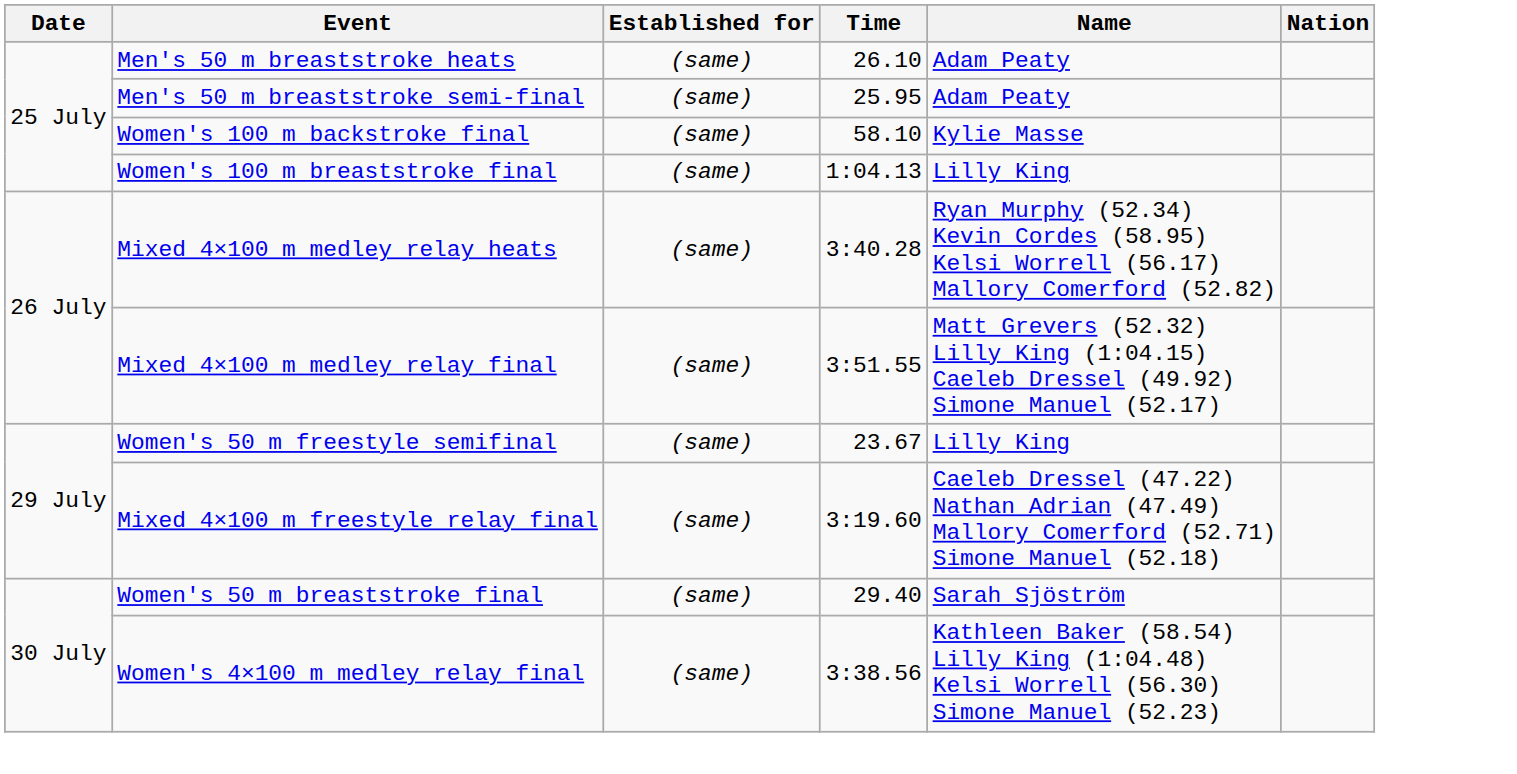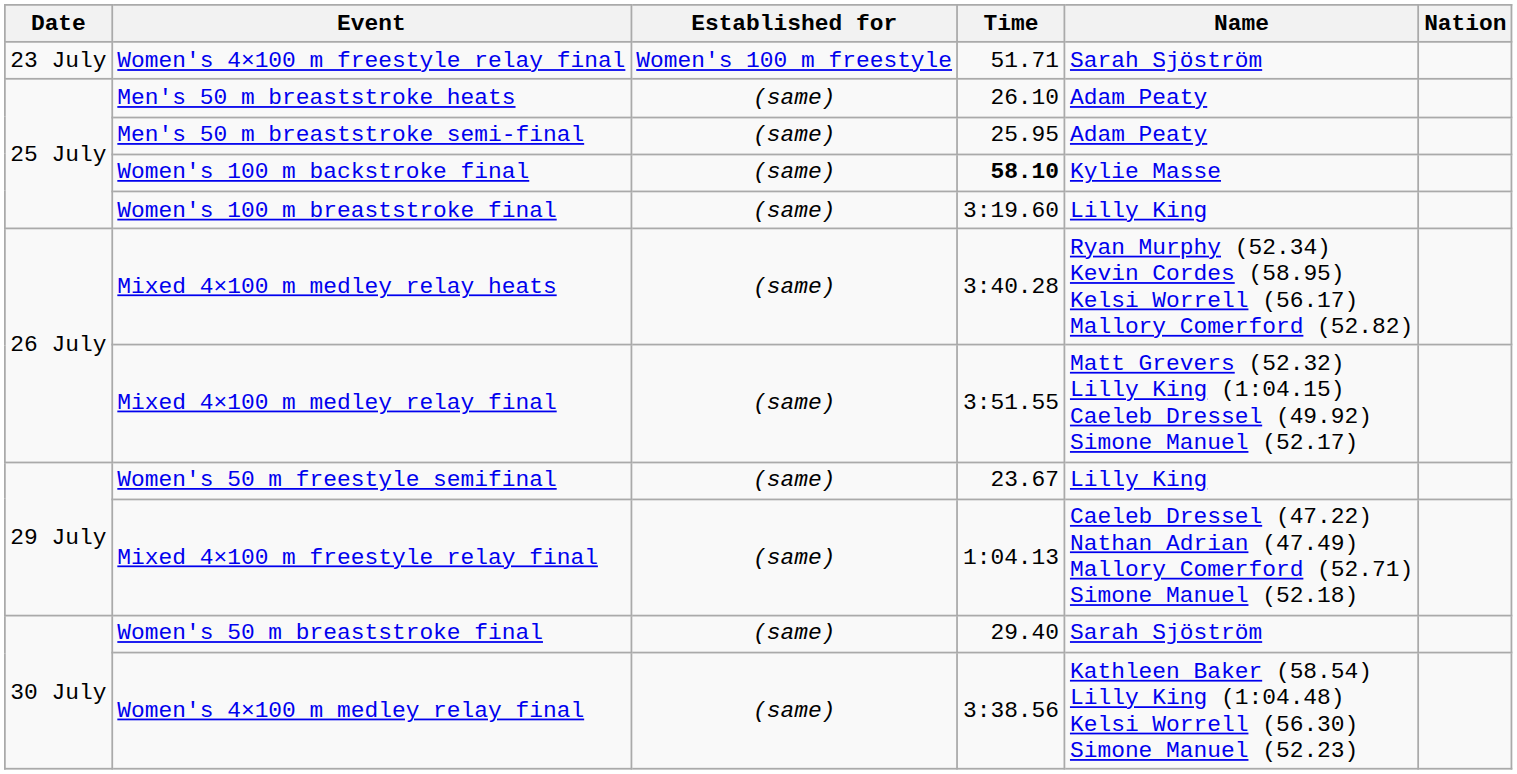+ row: (371, 61)
(887, 135) normal -> (1025, 173) bold
(874, 173) 1:04.13 -> (1011, 210) 3:19.60
(874, 520) 3:19.60 -> (1011, 557) 1:04.13
